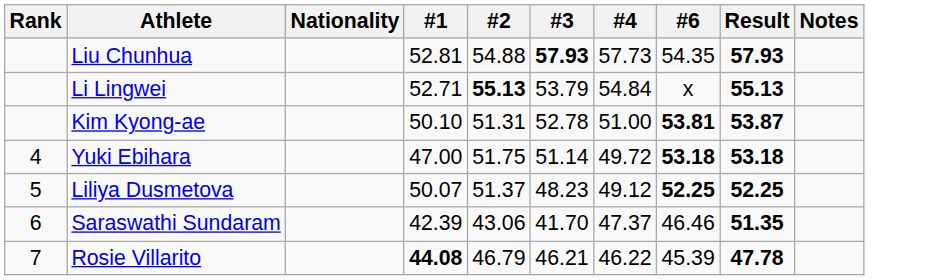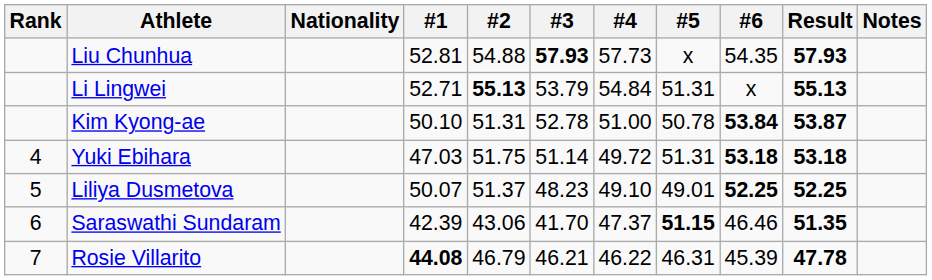+ column: (688, 21)
(688, 122) 53.81 -> (751, 122) 53.84
(436, 156) 47.00 -> (436, 156) 47.03
(625, 190) 49.12 -> (625, 190) 49.10
